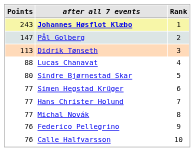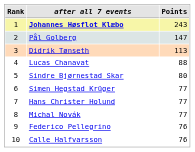columns swapped: (179, 11) <-> (20, 11)
